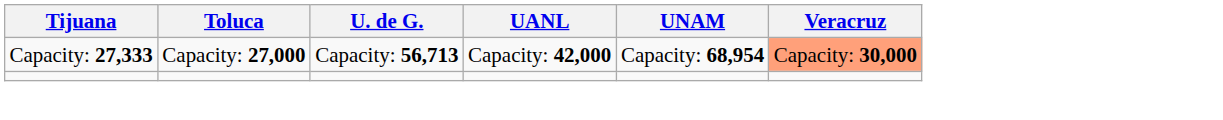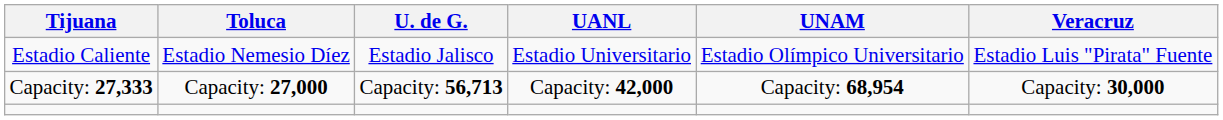+ row: (81, 54)
(845, 54) lightsalmon background -> (1093, 87) no background
